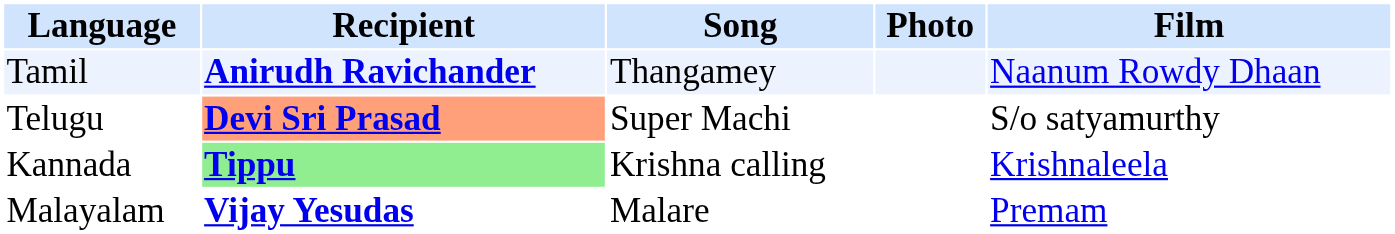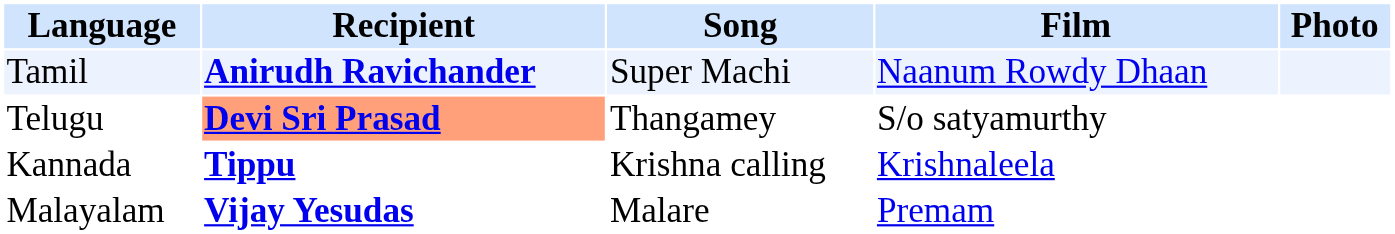columns swapped: (1189, 25) <-> (930, 25)
(693, 71) Thangamey -> (700, 71) Super Machi
(700, 118) Super Machi -> (693, 118) Thangamey
(250, 164) lightgreen background -> (250, 164) no background
